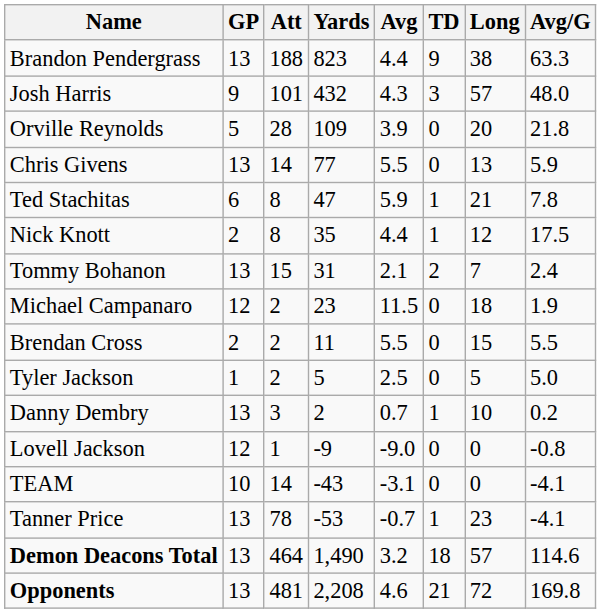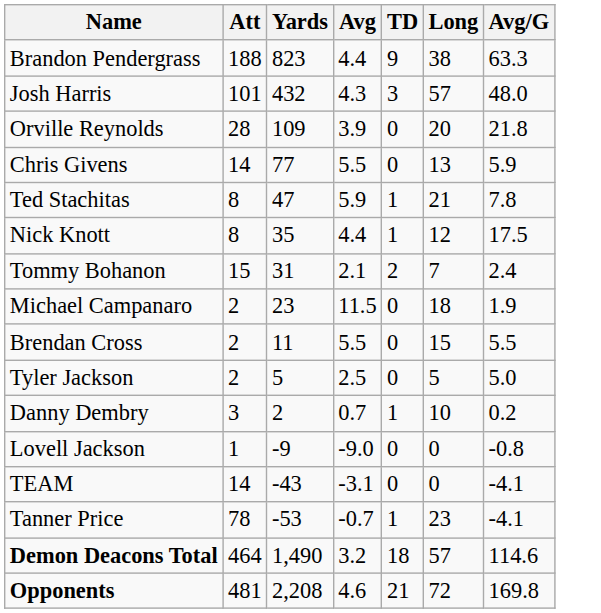- column: (244, 22)
